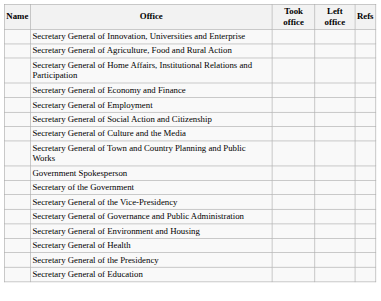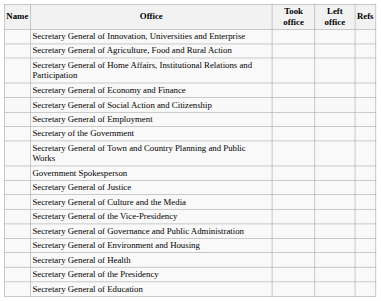rows swapped: (122, 119) <-> (93, 105)
rows swapped: (83, 188) <-> (109, 134)
+ row: (82, 188)
